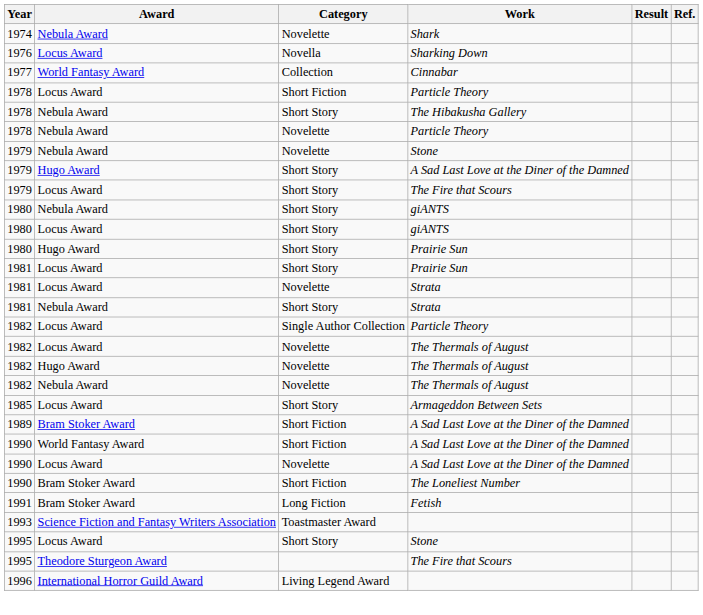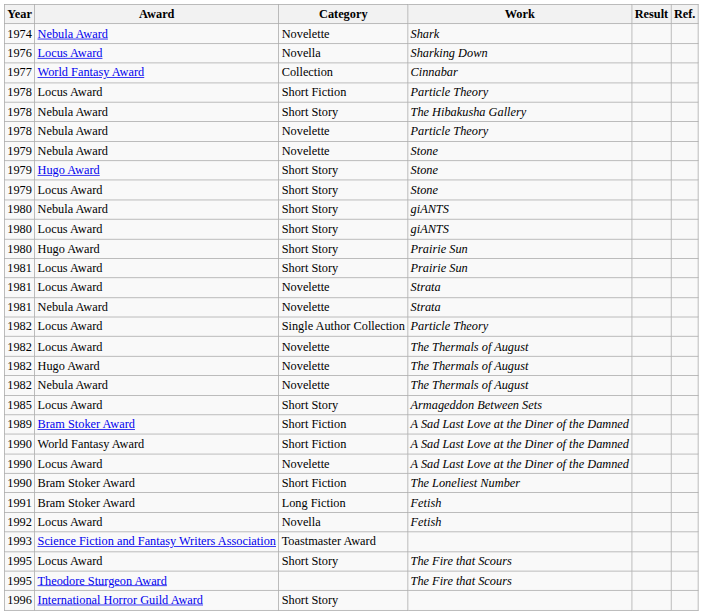(520, 170) A Sad Last Love at the Diner of the Damned -> (424, 170) Stone
(461, 190) The Fire that Scours -> (424, 190) Stone
(310, 307) Short Story -> (306, 307) Novelette
+ row: (20, 522)
(424, 541) Stone -> (461, 561) The Fire that Scours
(336, 580) Living Legend Award -> (310, 600) Short Story
